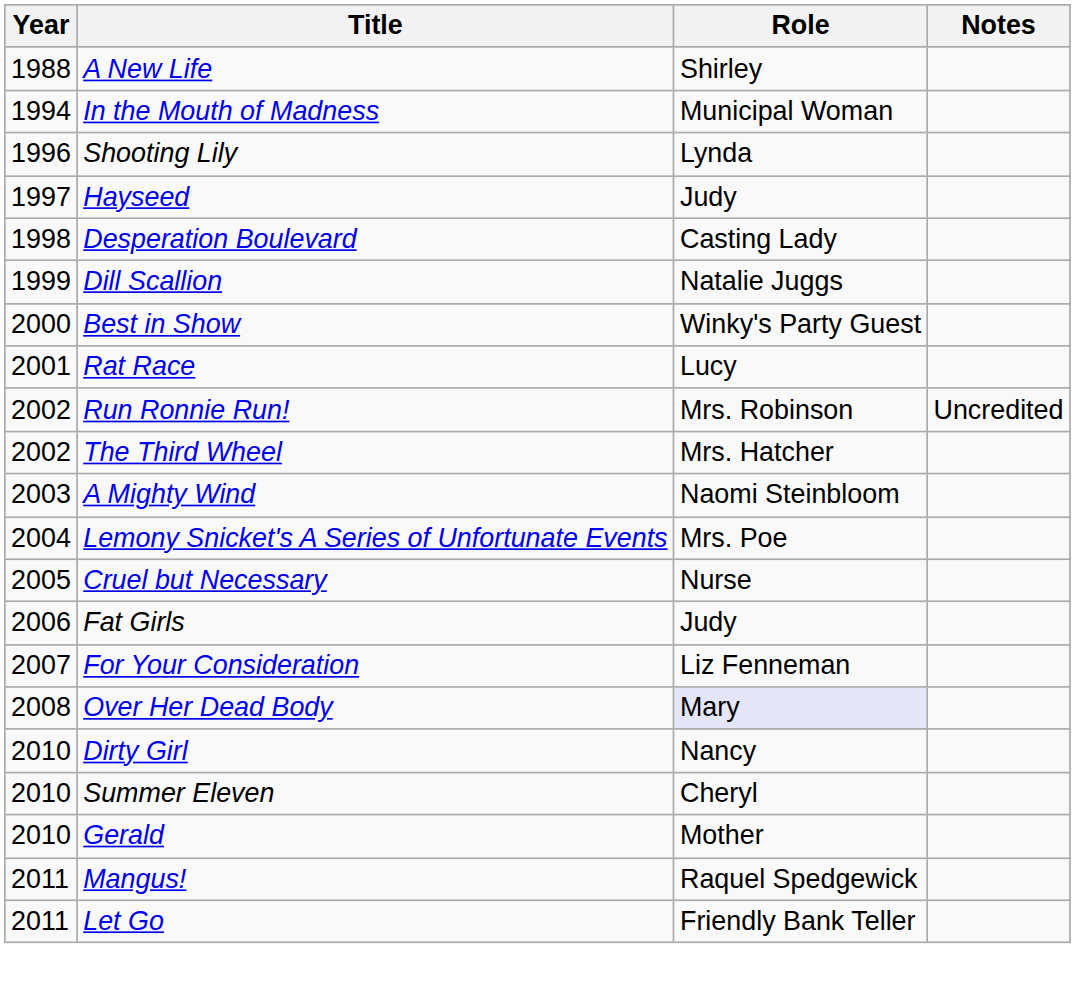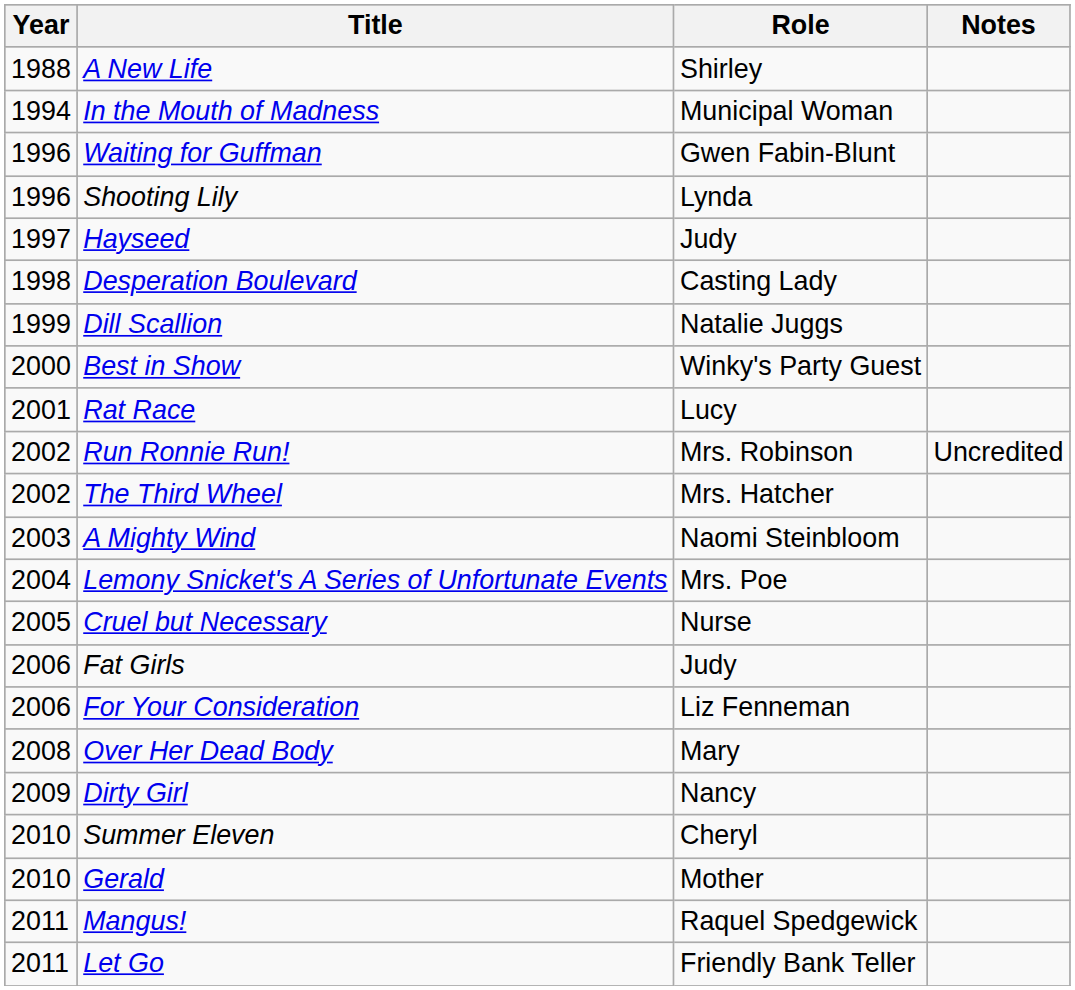+ row: (202, 153)
(41, 665) 2007 -> (41, 707) 2006
(710, 707) lavender background -> (710, 750) no background
(41, 750) 2010 -> (41, 793) 2009
